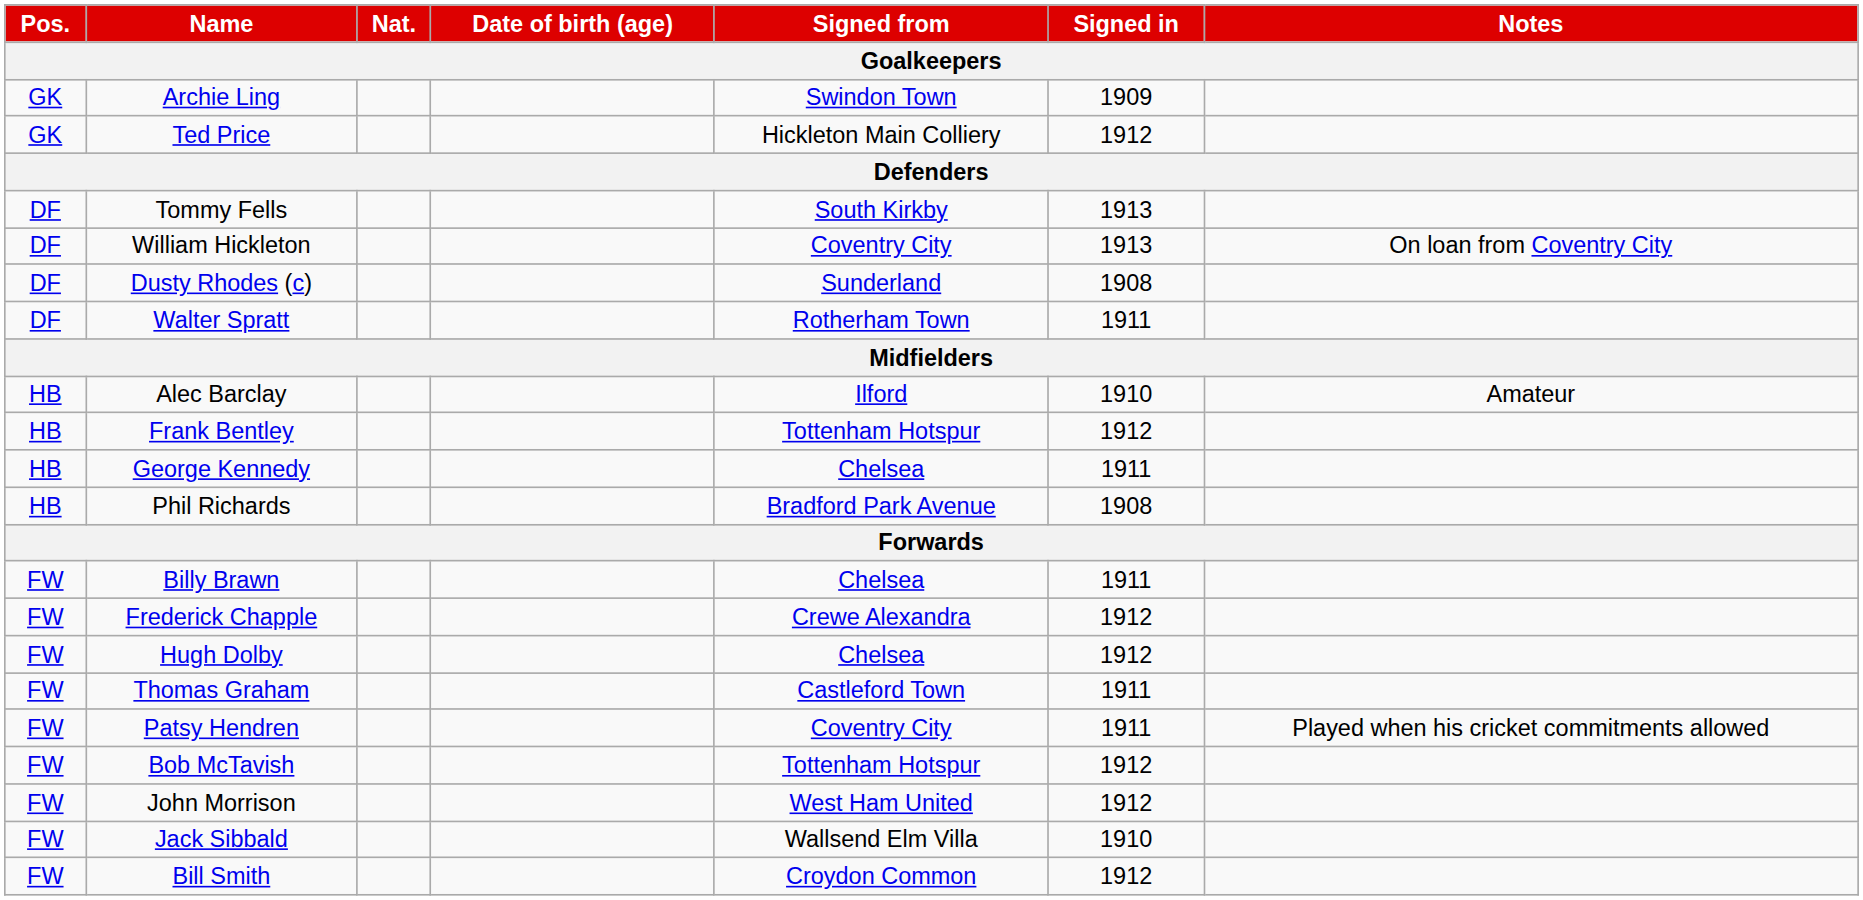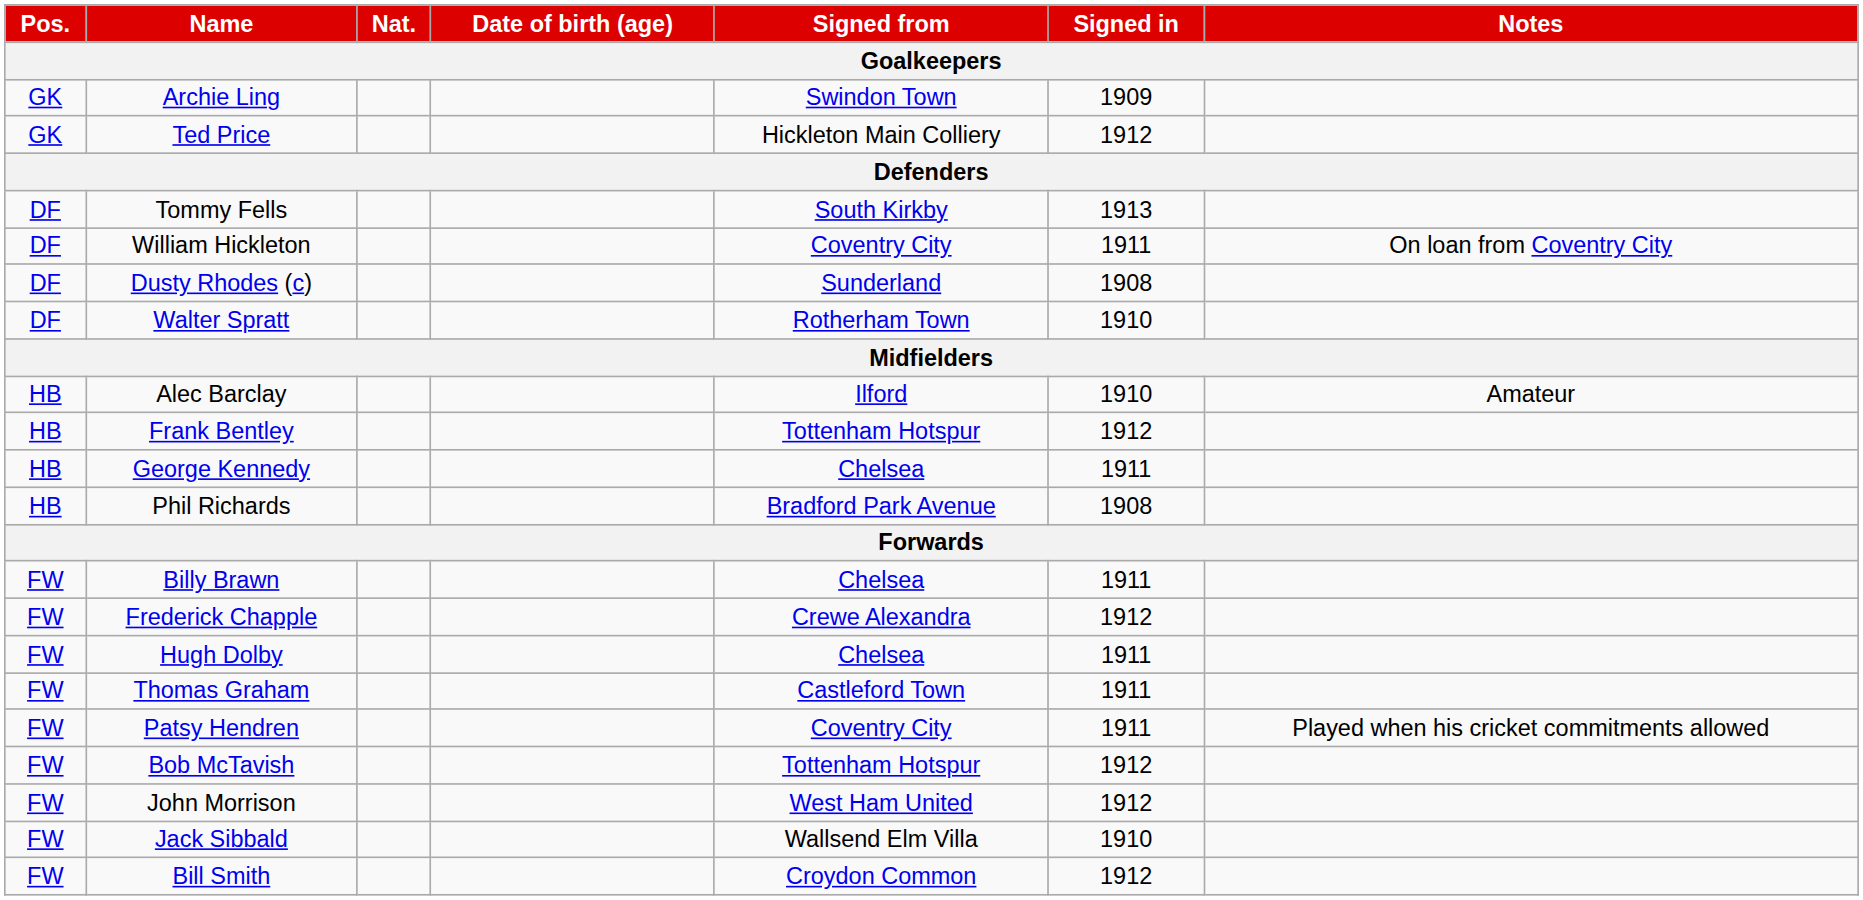(1126, 246) 1913 -> (1126, 246) 1911
(1126, 320) 1911 -> (1126, 320) 1910
(1126, 654) 1912 -> (1126, 654) 1911
